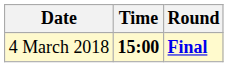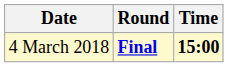columns swapped: (138, 18) <-> (193, 18)
